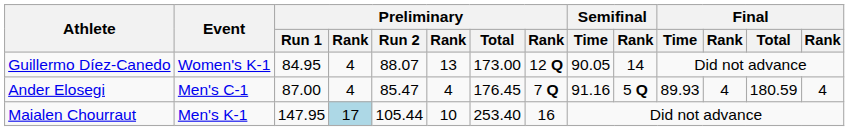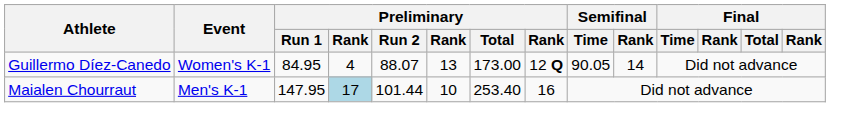- row: (57, 90)
(399, 114) 105.44 -> (399, 90) 101.44
